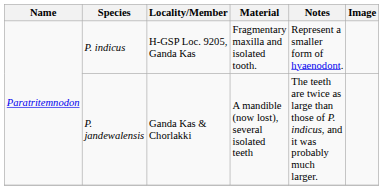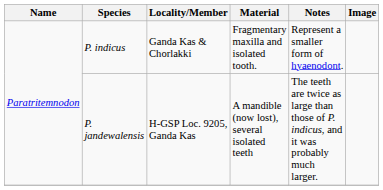(188, 47) H-GSP Loc. 9205, Ganda Kas -> (178, 47) Ganda Kas & Chorlakki
(178, 129) Ganda Kas & Chorlakki -> (188, 129) H-GSP Loc. 9205, Ganda Kas
